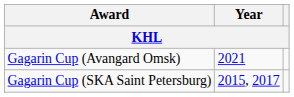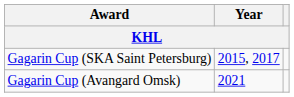rows swapped: (110, 80) <-> (94, 59)
